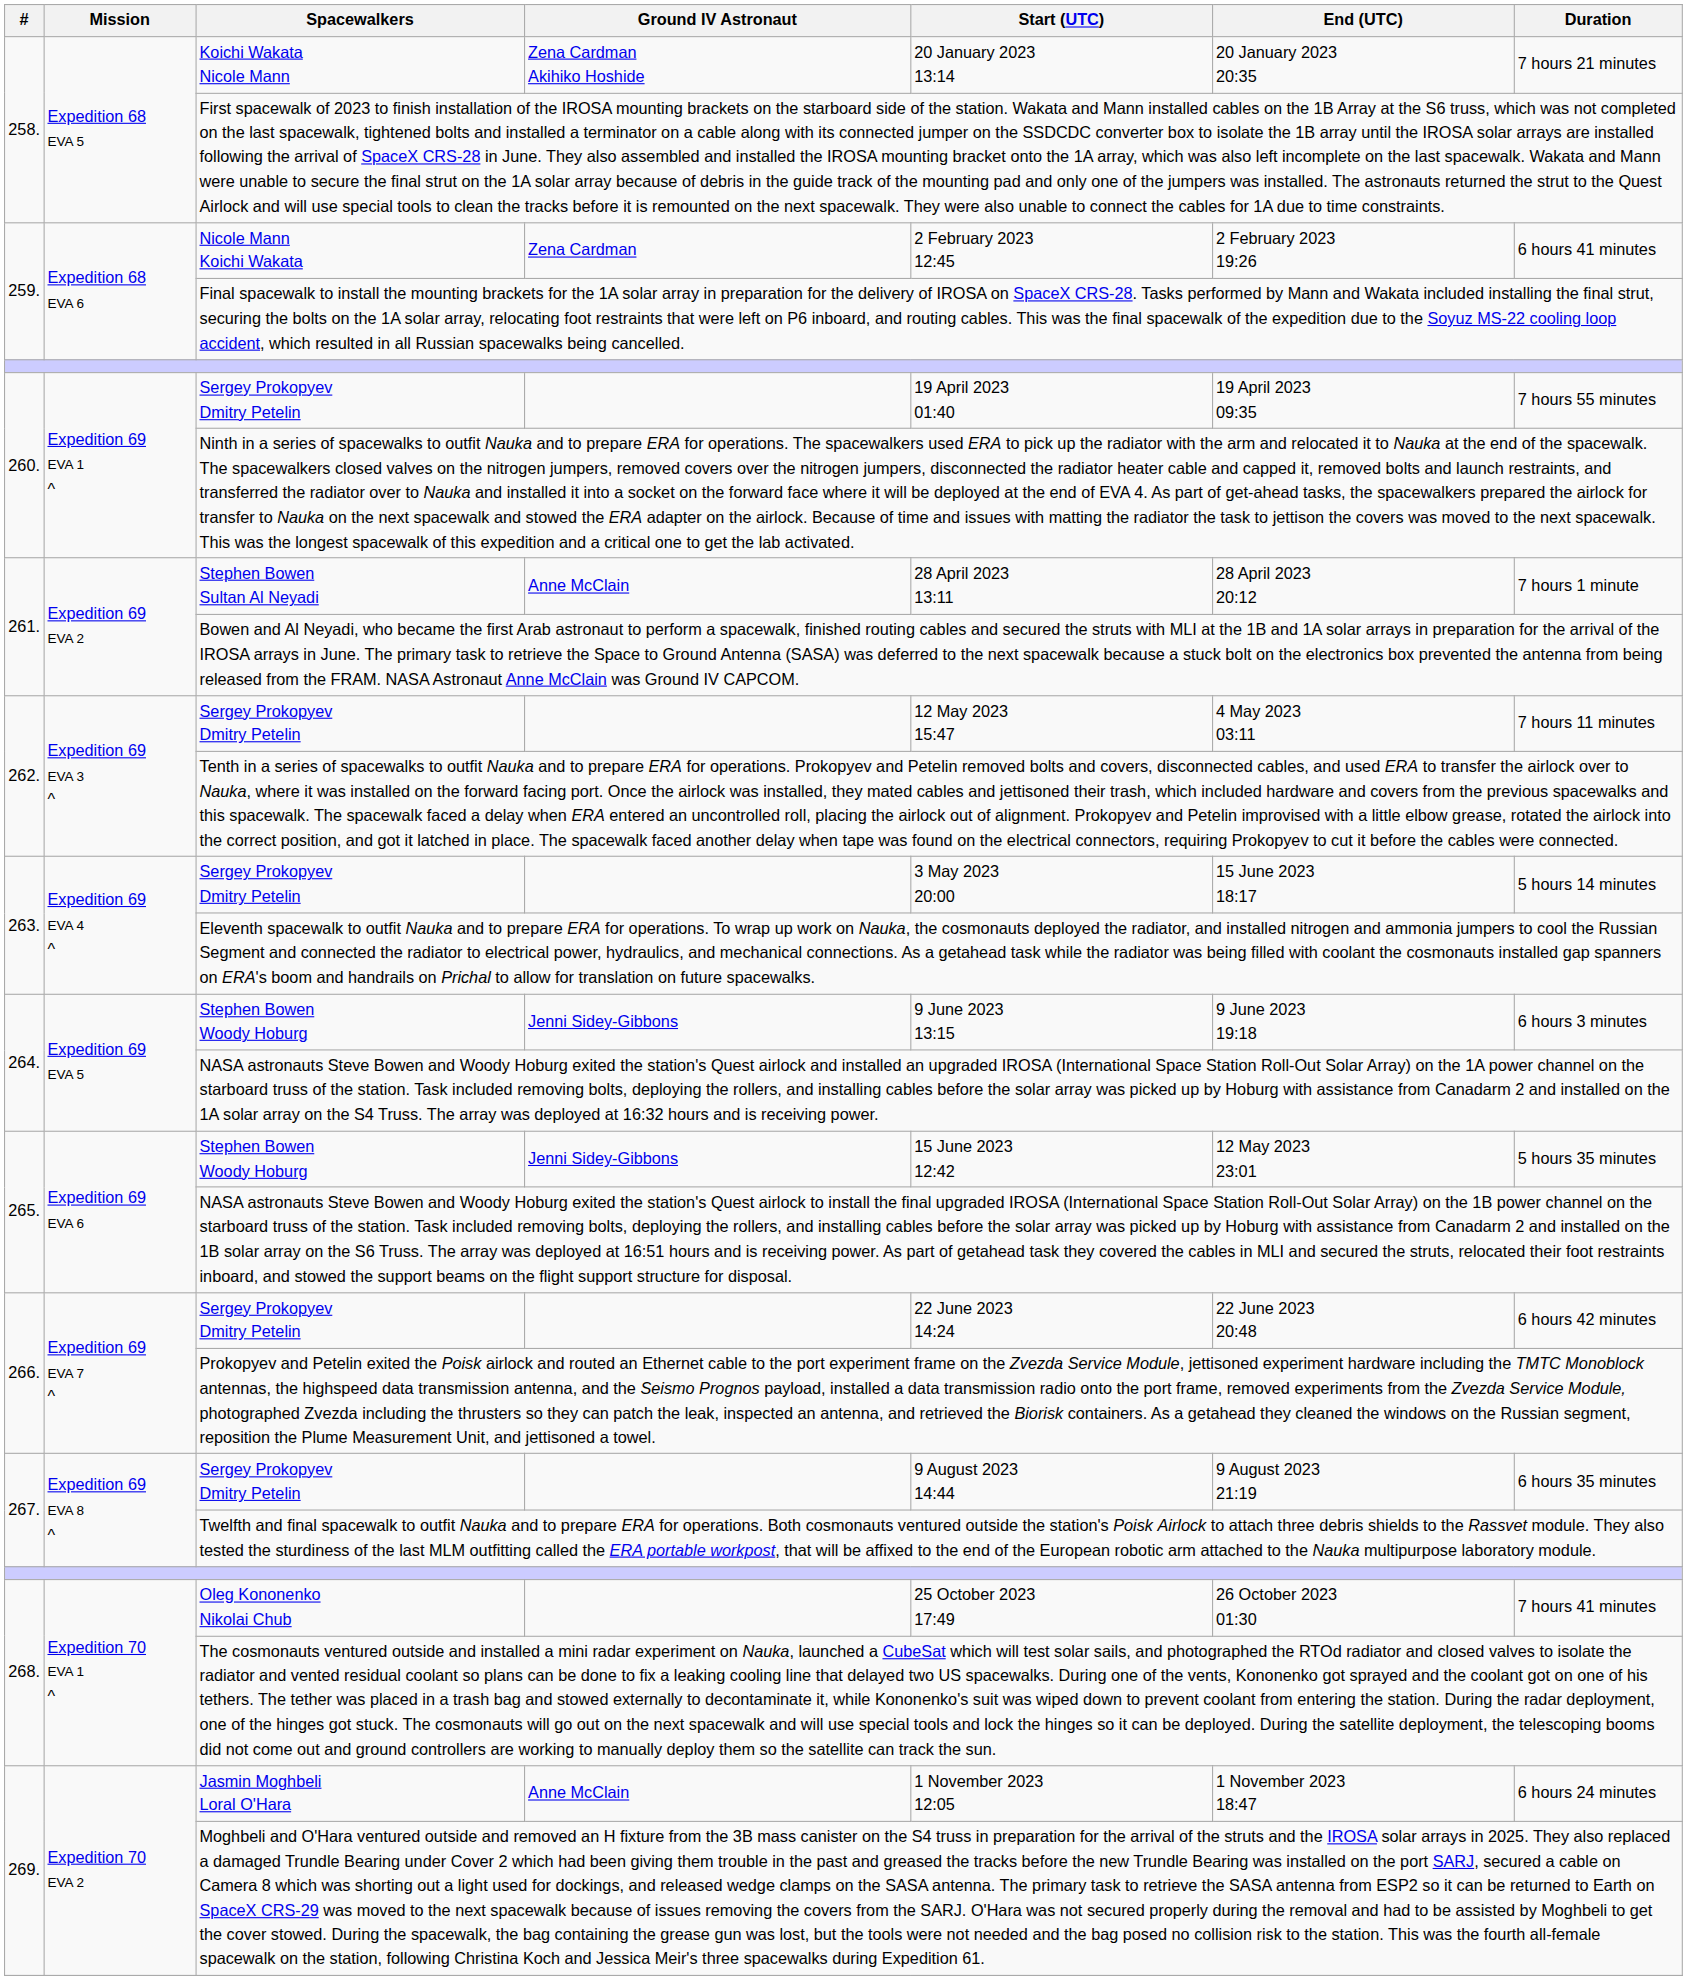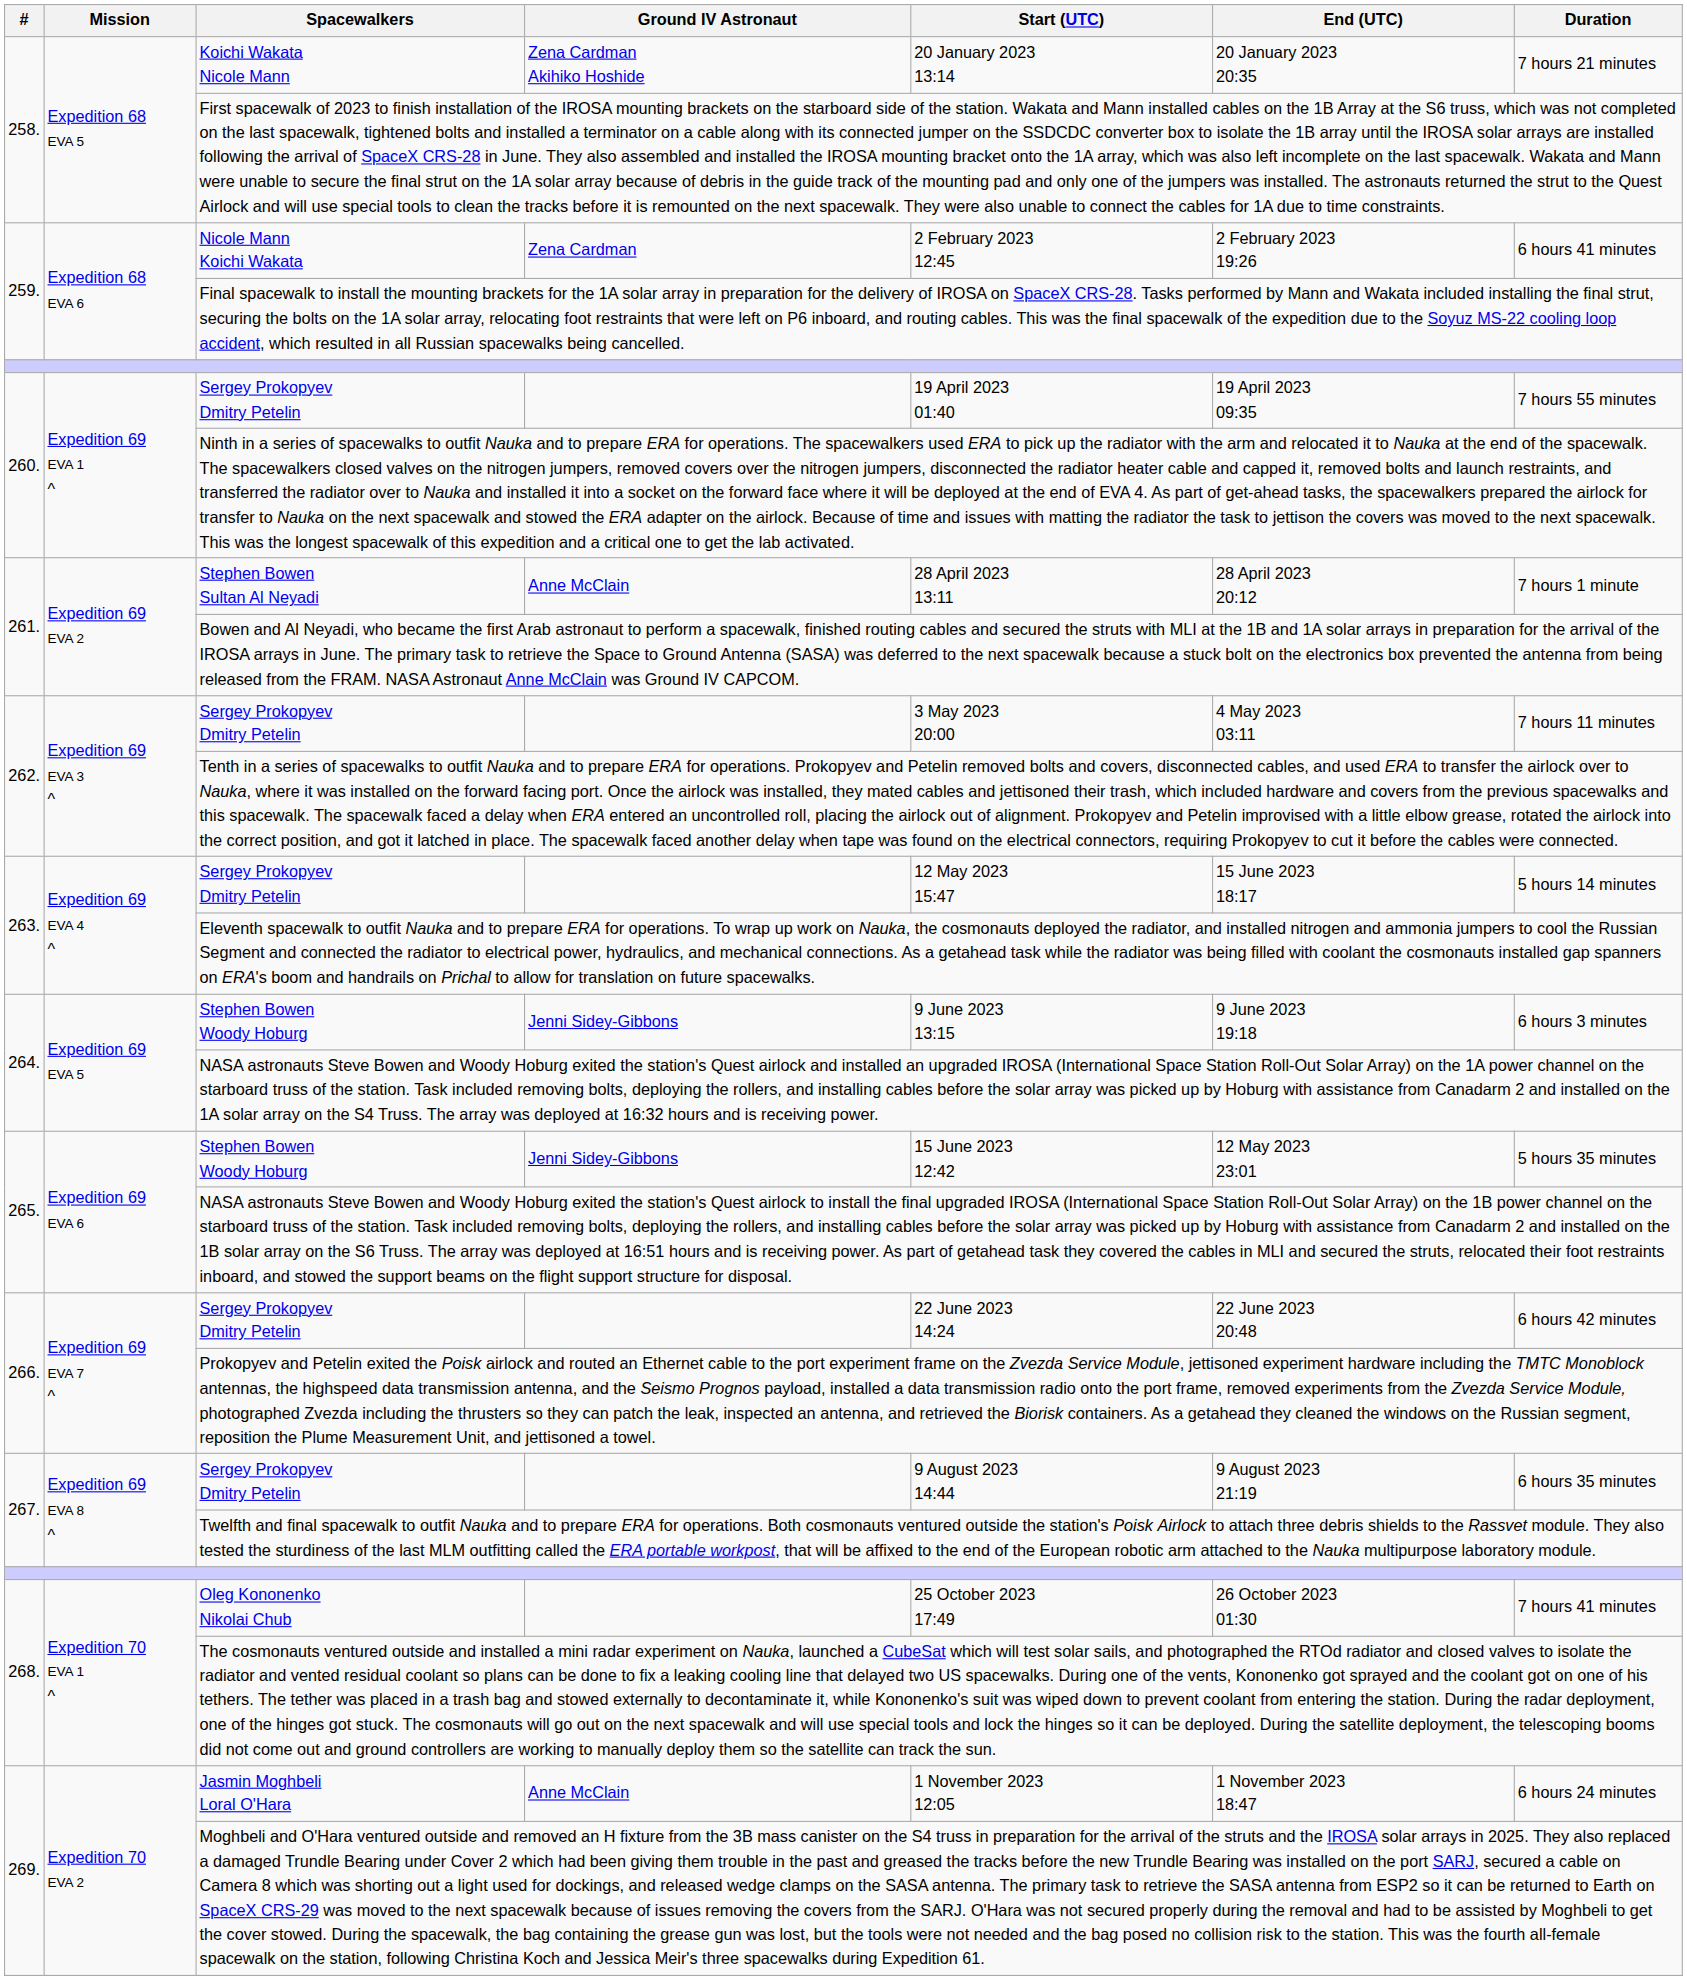(961, 723) 12 May 2023 15:47 -> (957, 723) 3 May 2023 20:00
(957, 884) 3 May 2023 20:00 -> (961, 884) 12 May 2023 15:47
